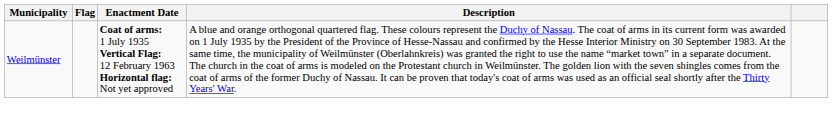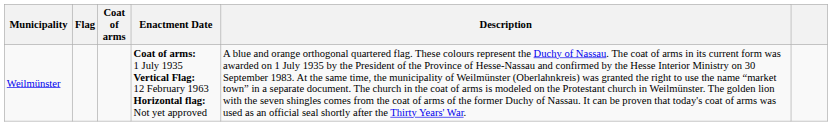+ column: (114, 24)
